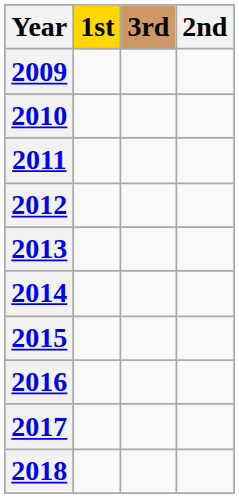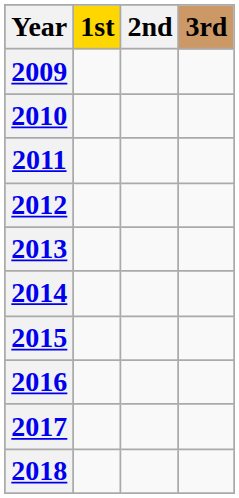columns swapped: (205, 26) <-> (148, 26)
